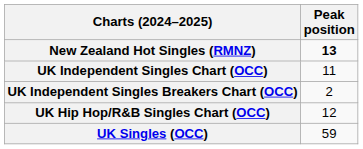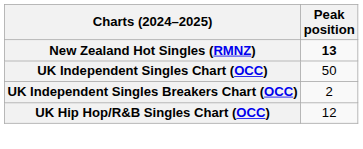(329, 71) 11 -> (329, 71) 50
- row: (153, 133)
